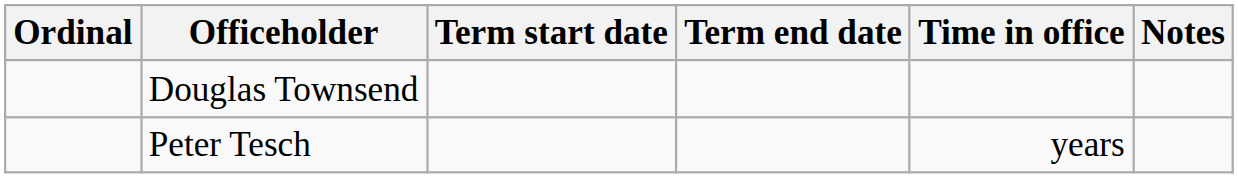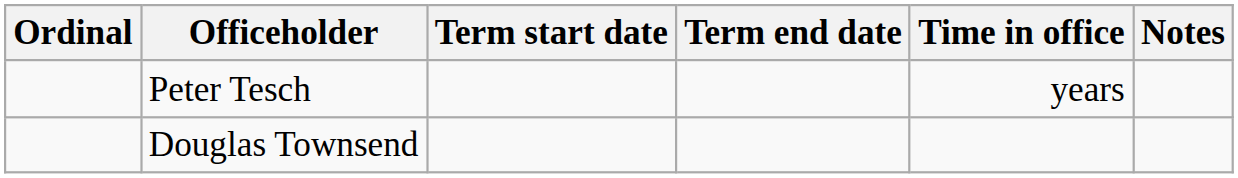rows swapped: (284, 88) <-> (230, 144)
